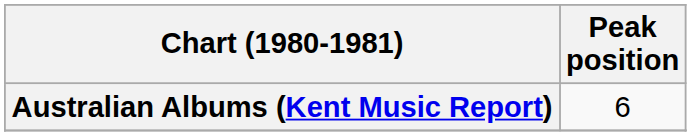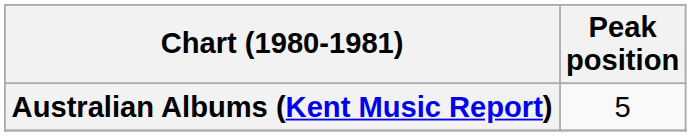(623, 106) 6 -> (623, 106) 5
